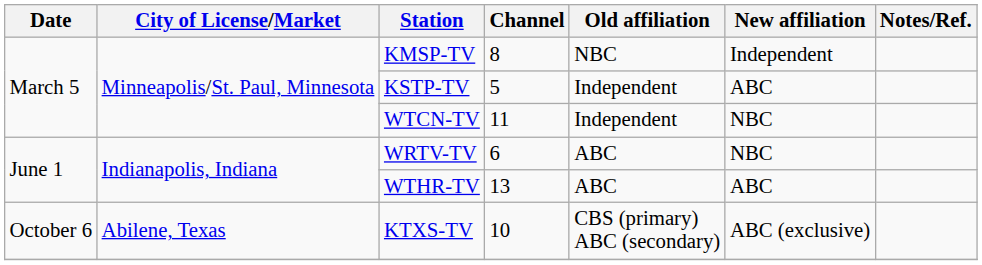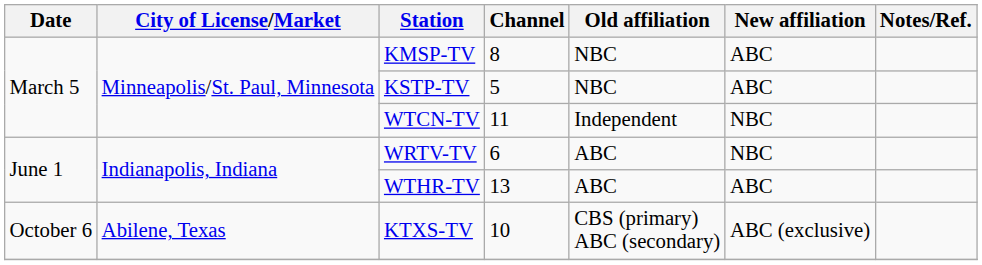(781, 53) Independent -> (751, 53) ABC
(626, 86) Independent -> (596, 86) NBC
